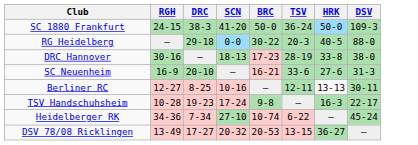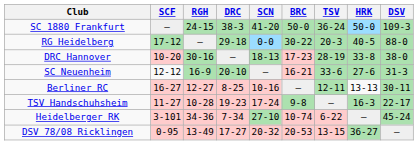+ column: (167, 12)
